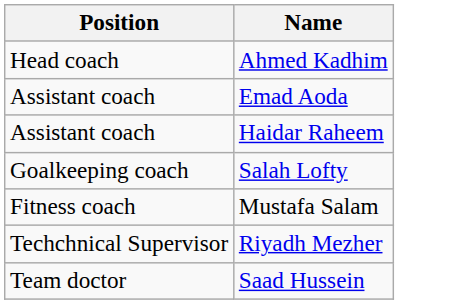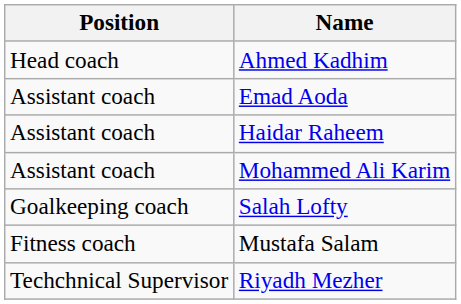+ row: (345, 170)
- row: (302, 280)
